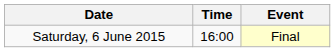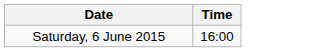- column: (285, 15)
